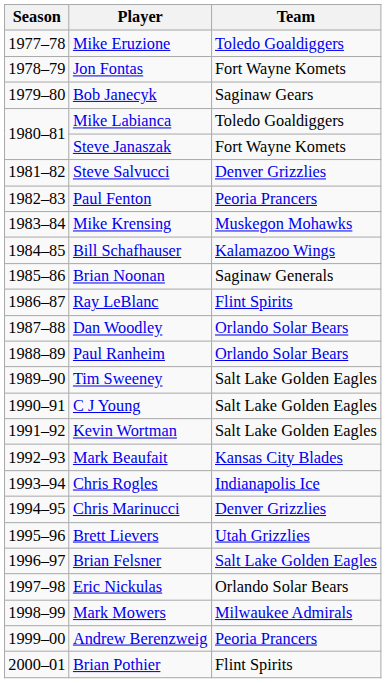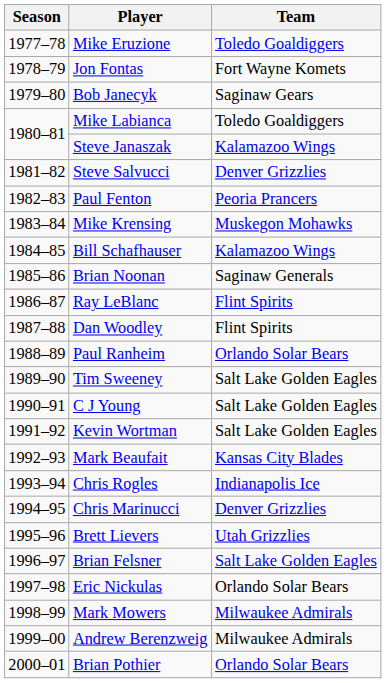(280, 146) Fort Wayne Komets -> (275, 146) Kalamazoo Wings
(282, 328) Orlando Solar Bears -> (254, 328) Flint Spirits
(266, 638) Peoria Prancers -> (284, 638) Milwaukee Admirals
(254, 664) Flint Spirits -> (282, 664) Orlando Solar Bears
